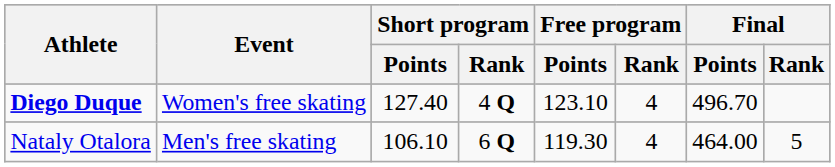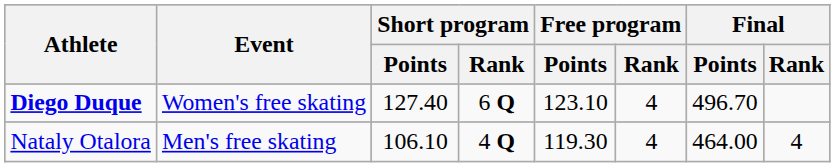(497, 102) 4 Q -> (497, 102) 6 Q
(497, 142) 6 Q -> (497, 142) 4 Q
(797, 142) 5 -> (797, 142) 4
